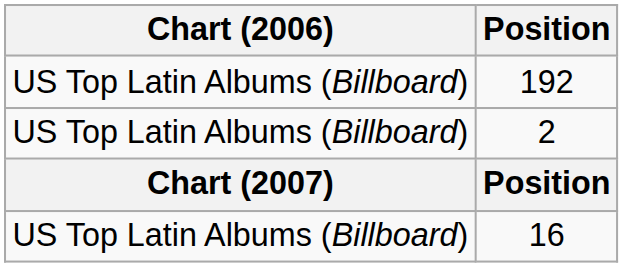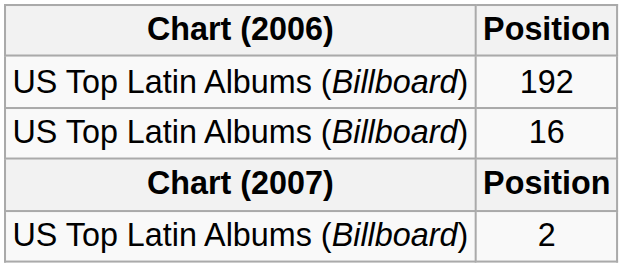rows swapped: (547, 132) <-> (547, 235)
